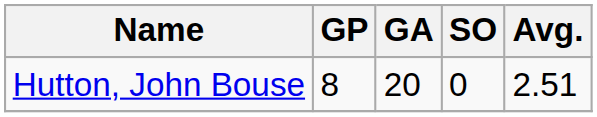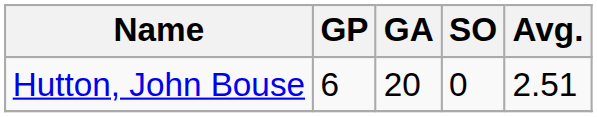(330, 83) 8 -> (330, 83) 6
